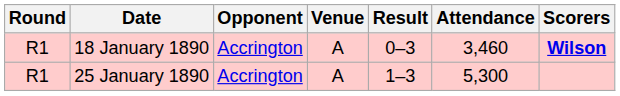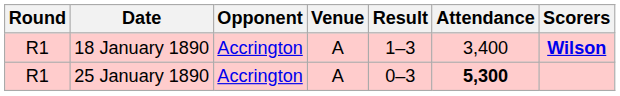(400, 47) 0–3 -> (400, 47) 1–3
(486, 47) 3,460 -> (486, 47) 3,400
(400, 76) 1–3 -> (400, 76) 0–3
(486, 76) normal -> (486, 76) bold
